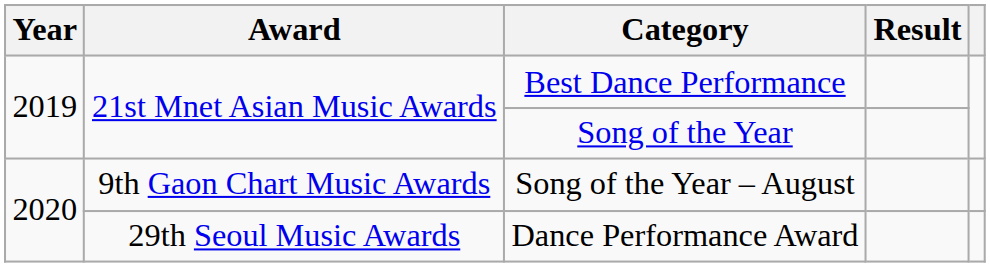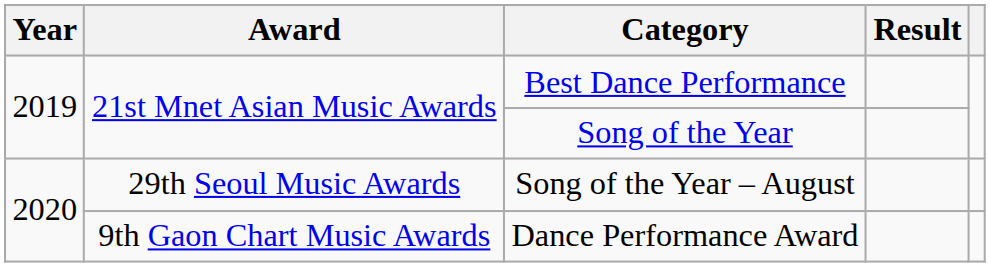(294, 183) 9th Gaon Chart Music Awards -> (294, 183) 29th Seoul Music Awards
(294, 235) 29th Seoul Music Awards -> (294, 235) 9th Gaon Chart Music Awards
